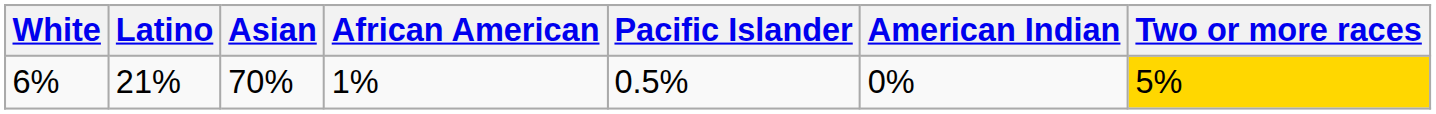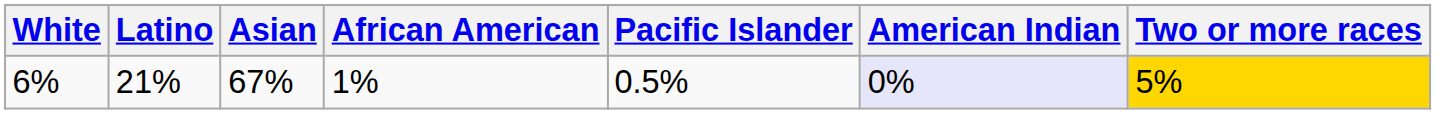(261, 81) 70% -> (261, 81) 67%
(891, 81) no background -> (891, 81) lavender background
